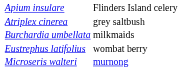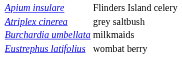- row: (41, 62)
